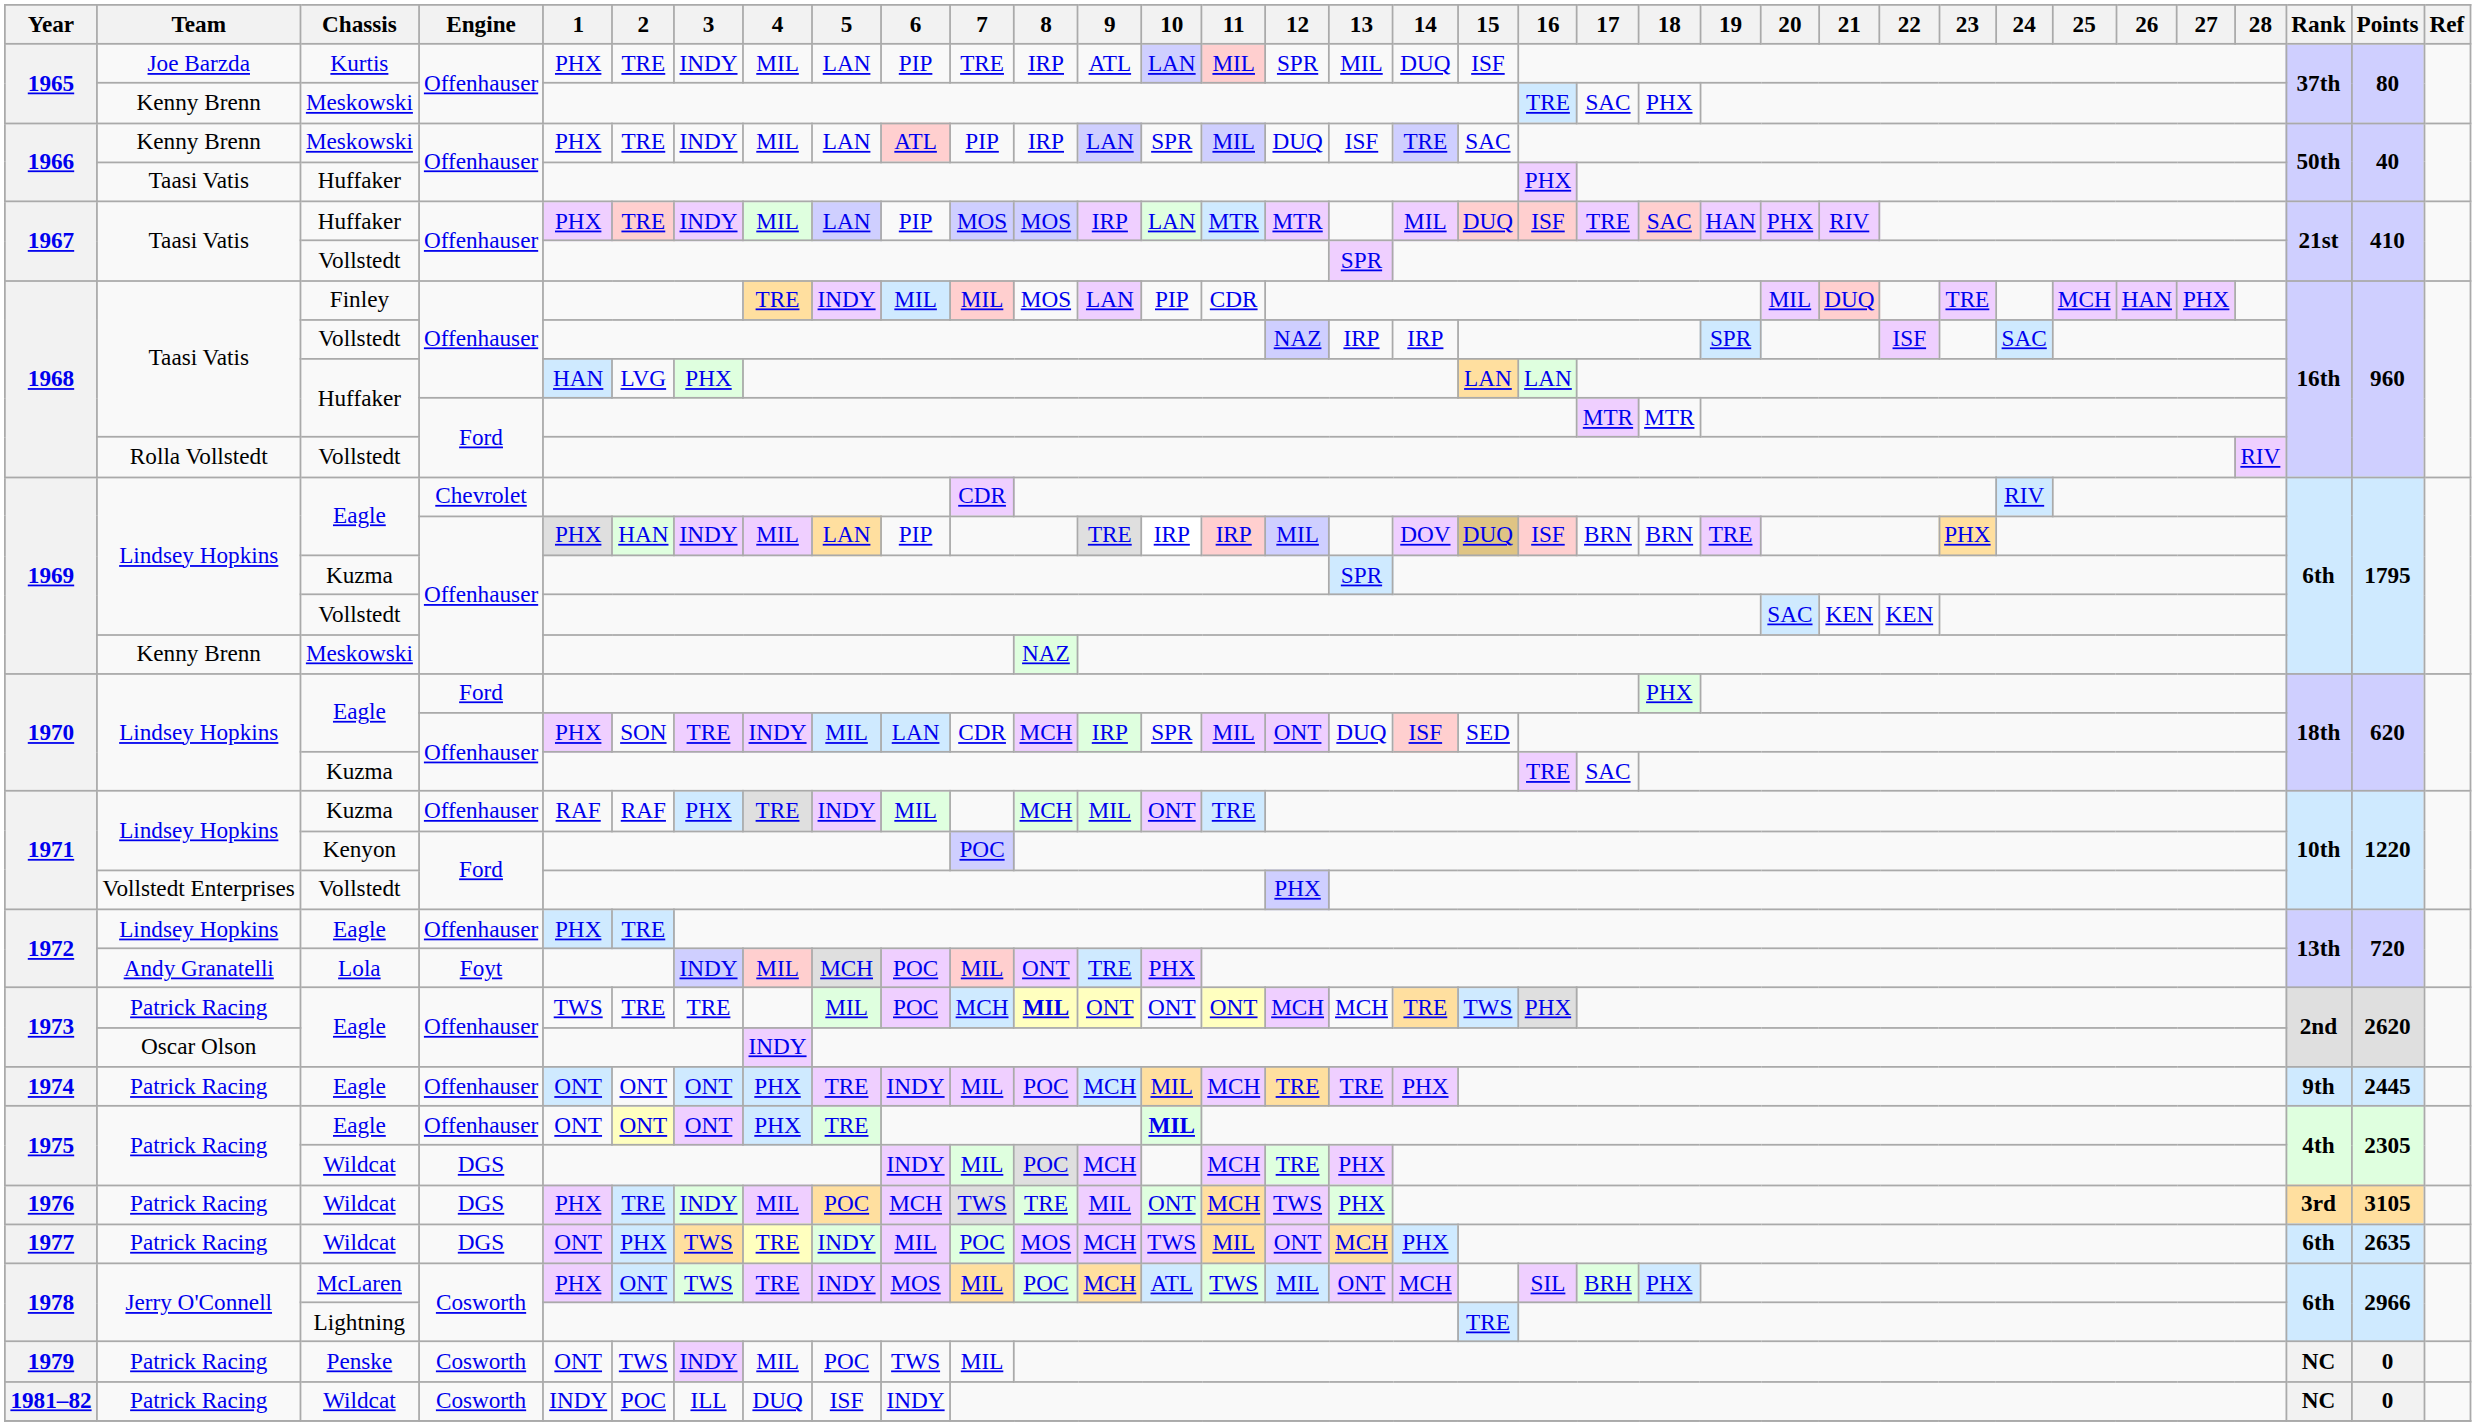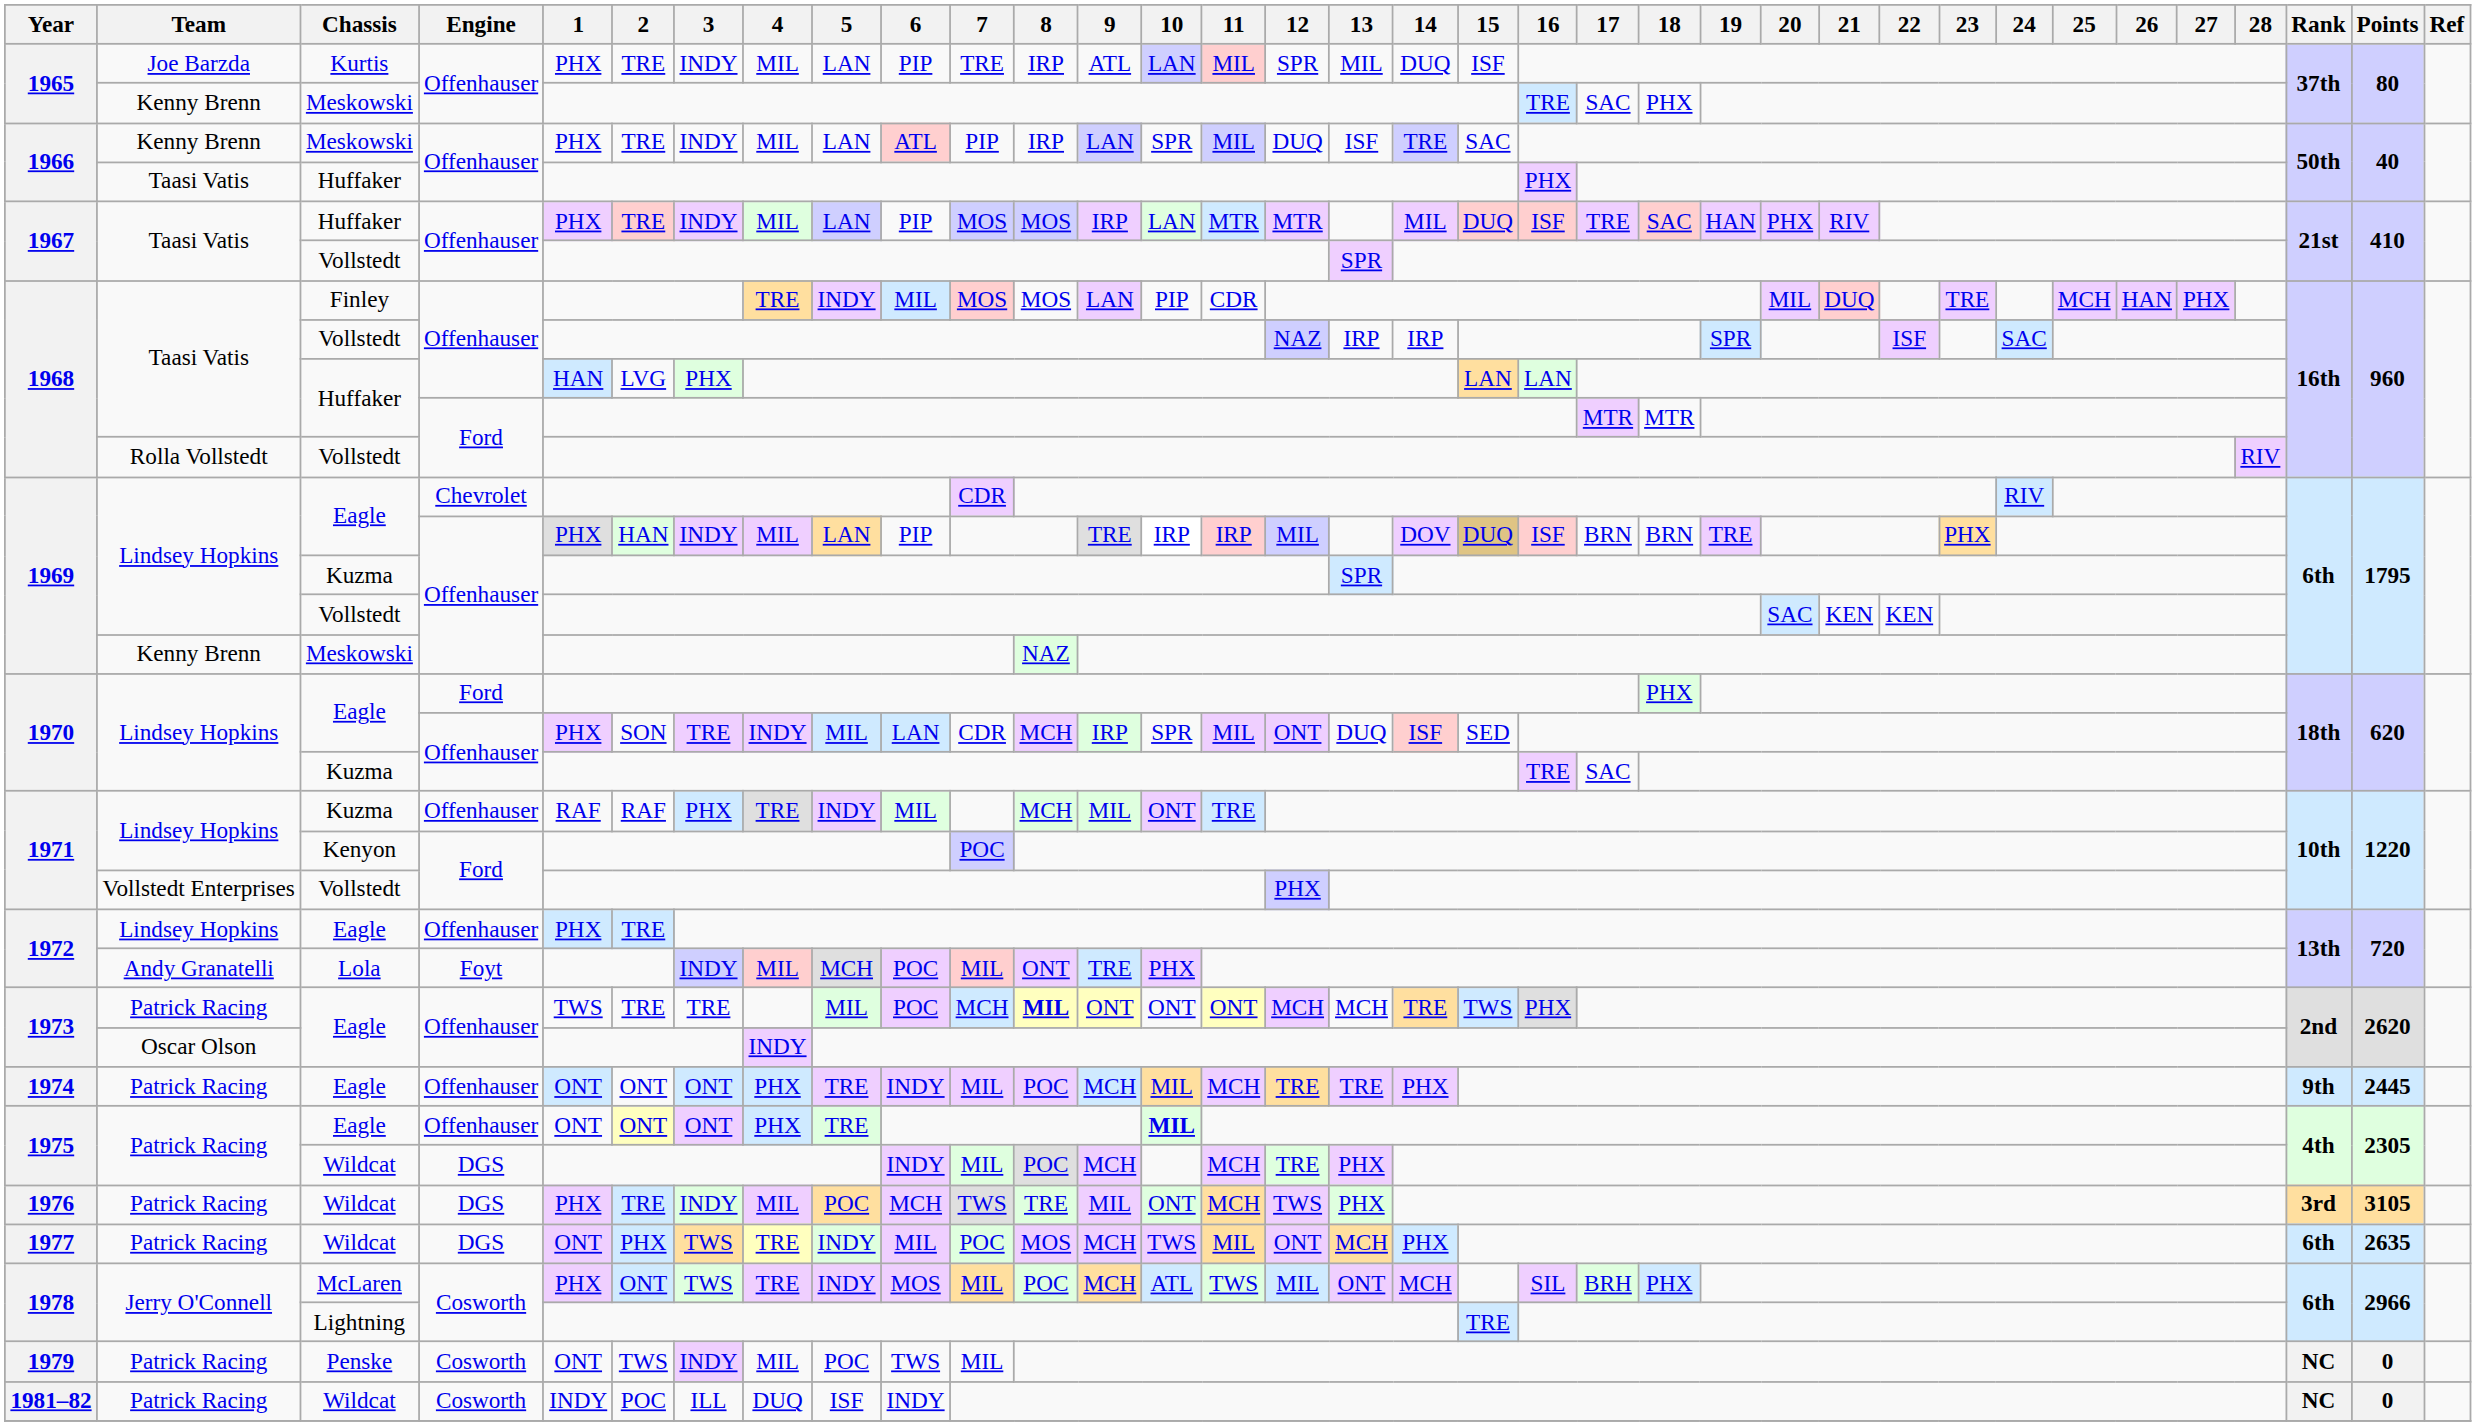(982, 299) MIL -> (982, 299) MOS
